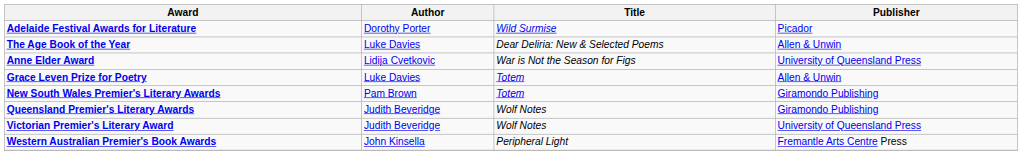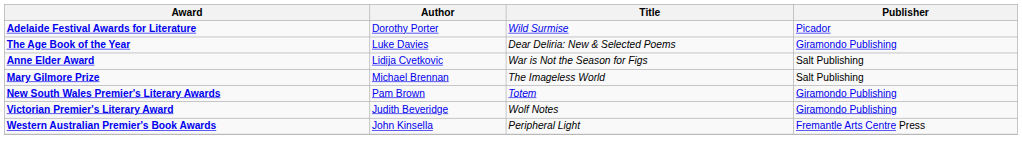(809, 45) Allen & Unwin -> (846, 45) Giramondo Publishing
(849, 61) University of Queensland Press -> (830, 61) Salt Publishing
- row: (77, 77)
+ row: (53, 77)
- row: (100, 110)
(849, 126) University of Queensland Press -> (846, 110) Giramondo Publishing
